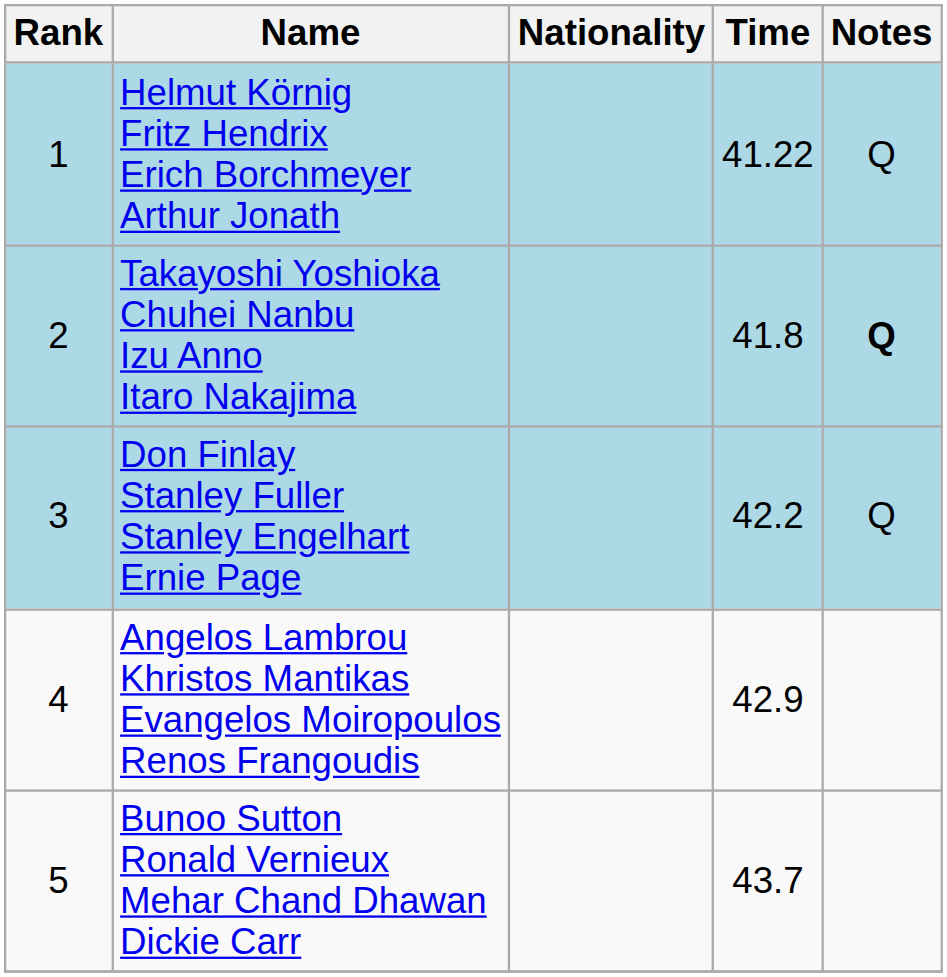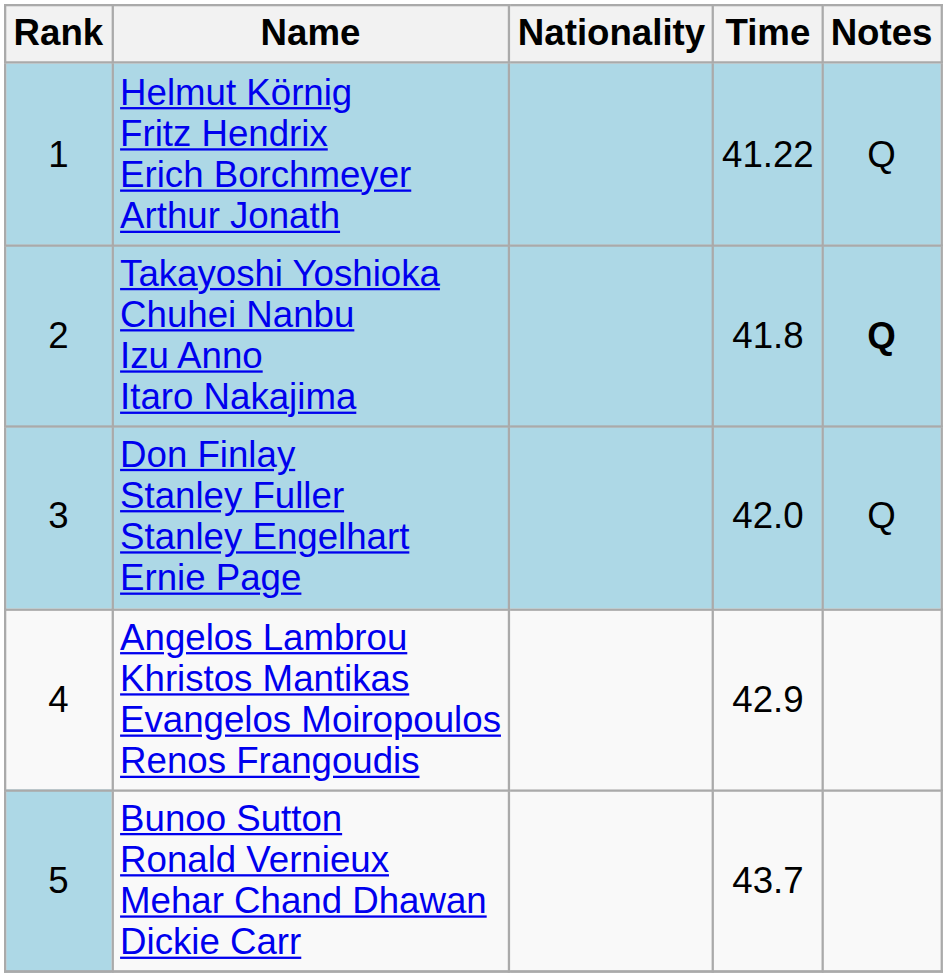(768, 517) 42.2 -> (768, 517) 42.0
(58, 880) no background -> (58, 880) lightblue background
